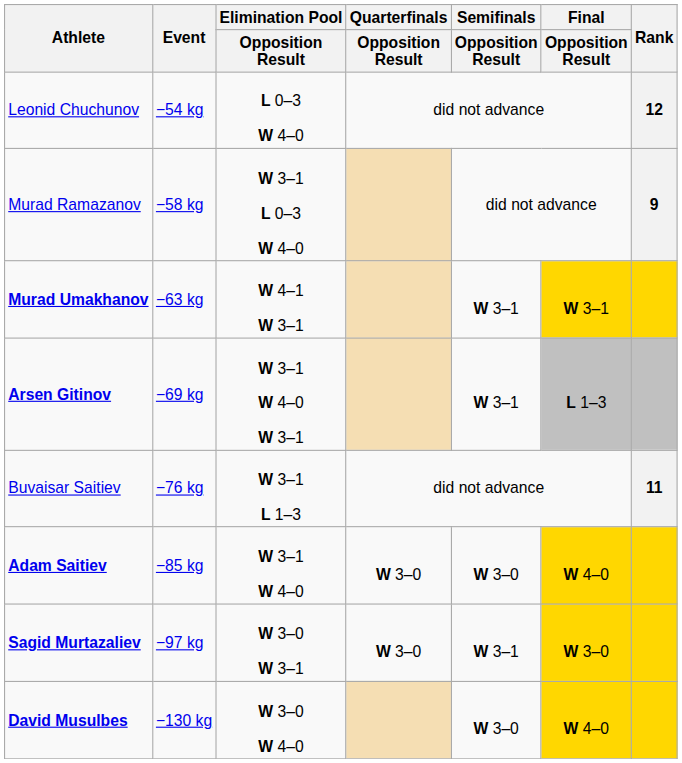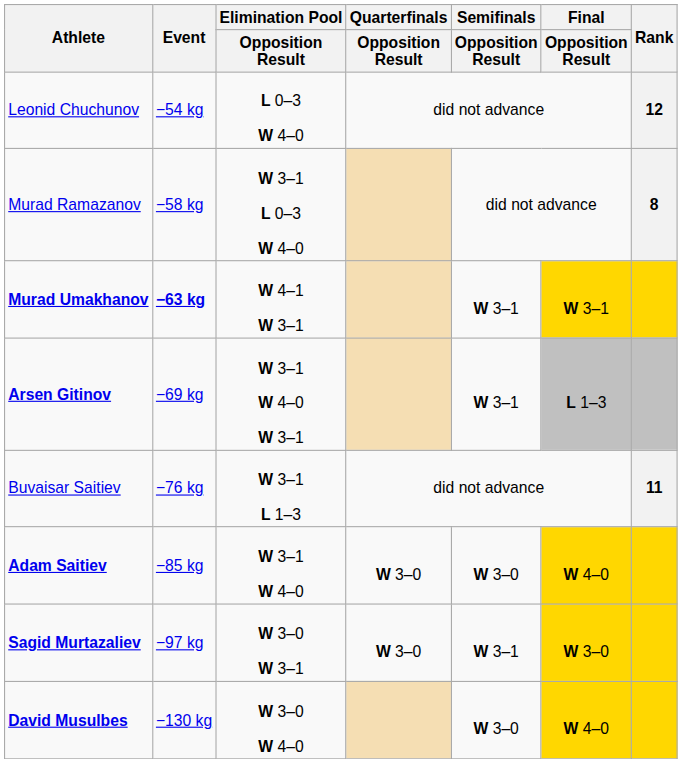(654, 205) 9 -> (654, 205) 8
(180, 300) normal -> (181, 300) bold
